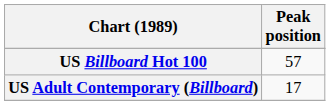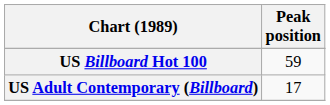(293, 61) 57 -> (293, 61) 59
